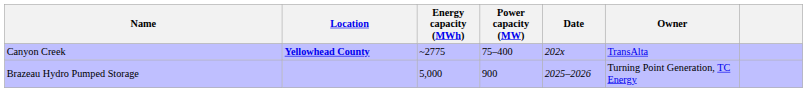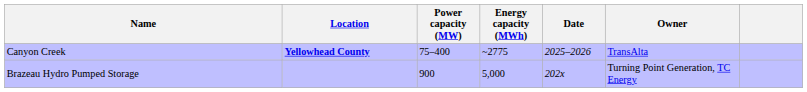columns swapped: (511, 24) <-> (448, 24)
(555, 51) 202x -> (568, 51) 2025–2026
(568, 73) 2025–2026 -> (555, 73) 202x
